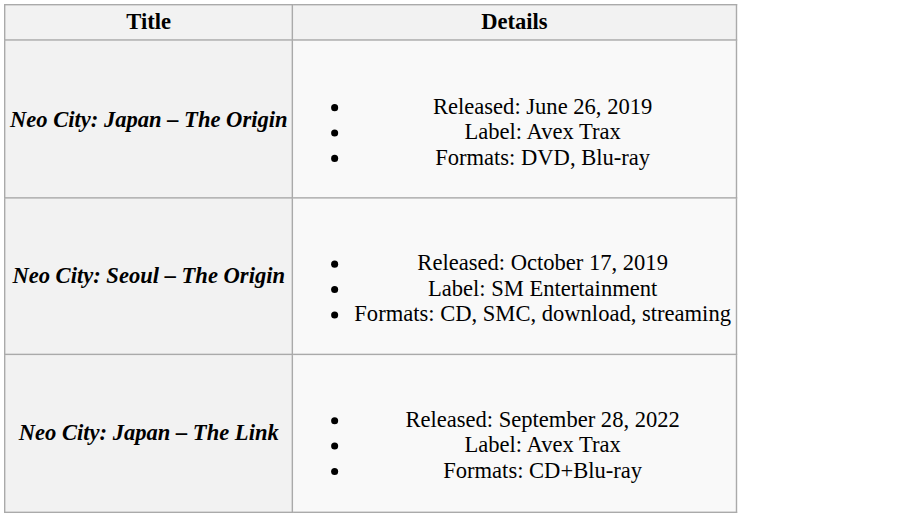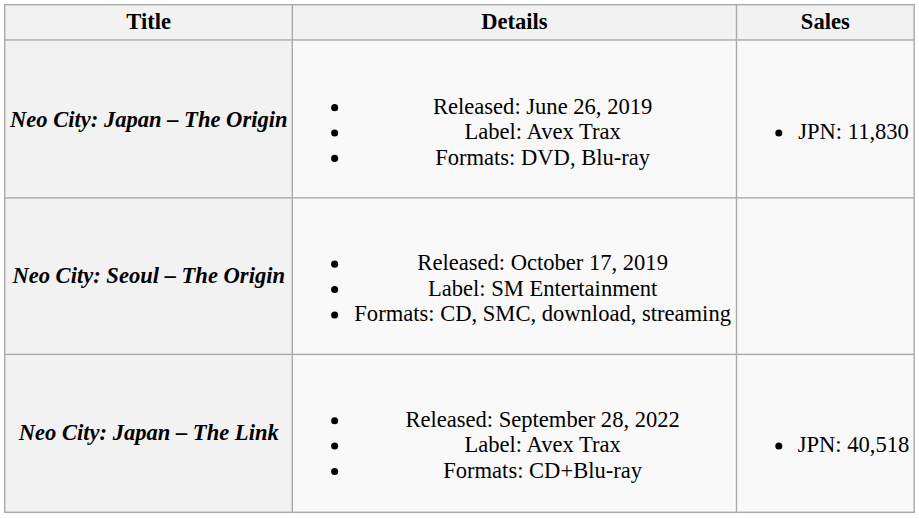+ column: (825, 22)
